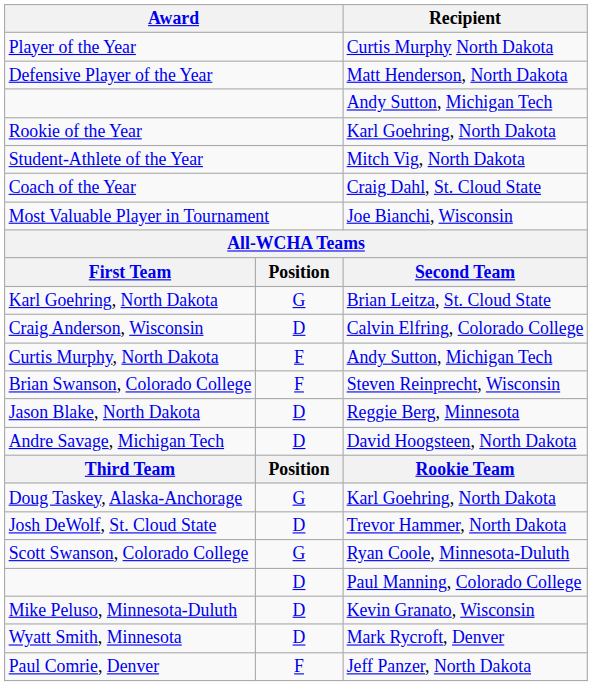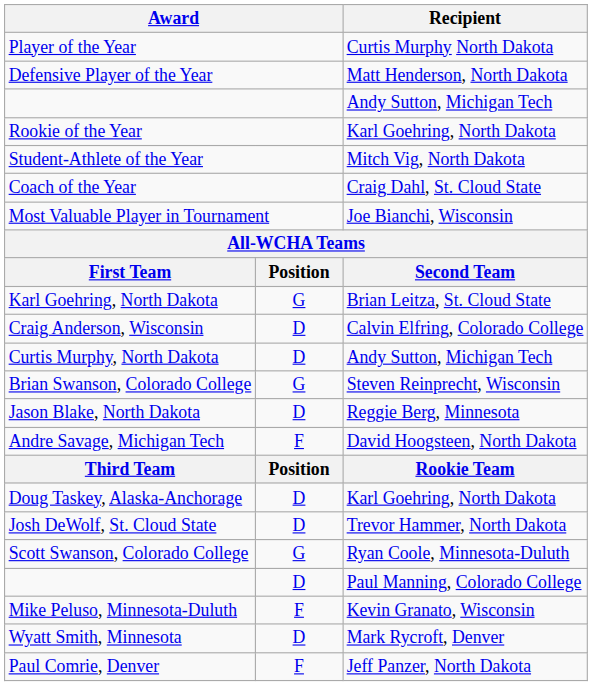(299, 356) F -> (299, 356) D
(299, 384) F -> (299, 384) G
(299, 441) D -> (299, 441) F
(299, 497) G -> (299, 497) D
(299, 610) D -> (299, 610) F
